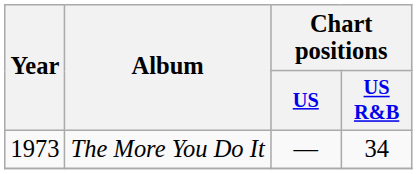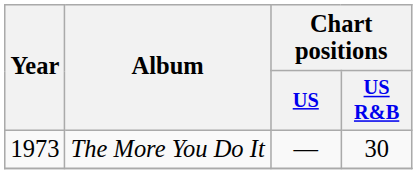(377, 148) 34 -> (377, 148) 30
